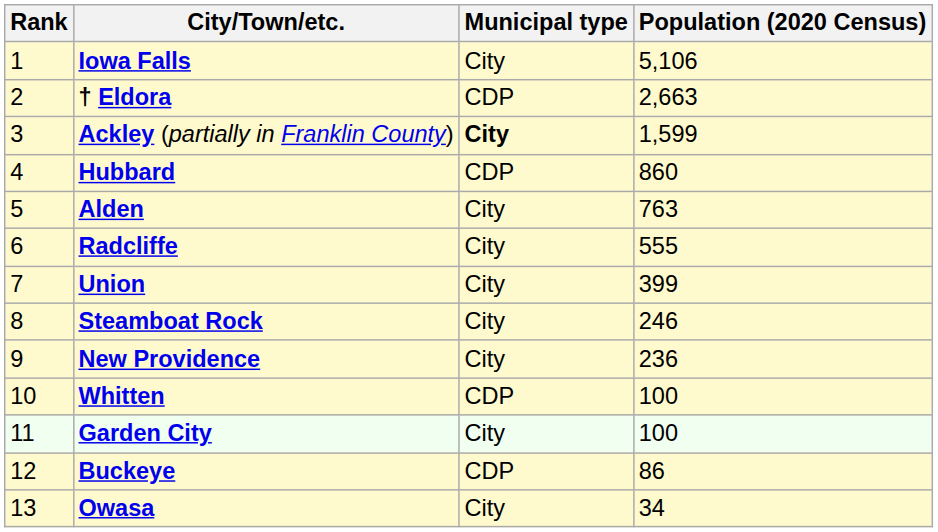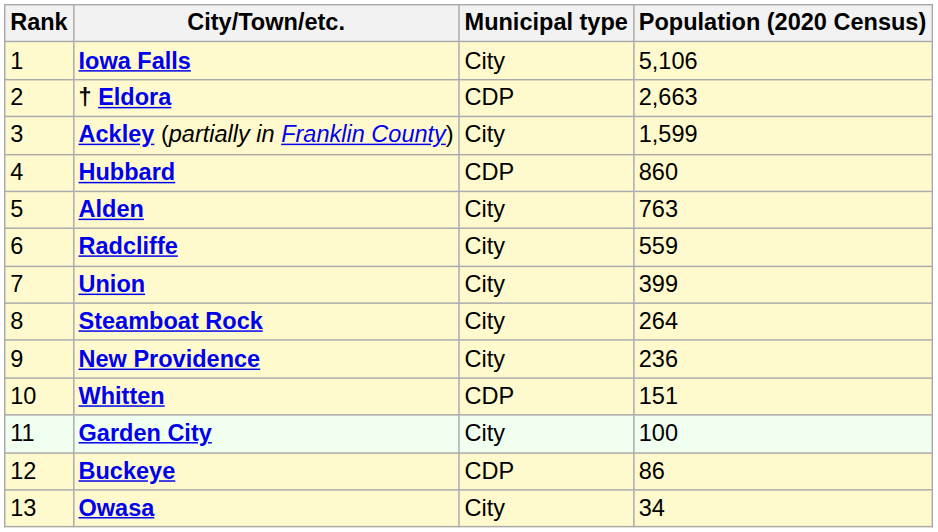(487, 135) bold -> (485, 135) normal
(658, 246) 555 -> (658, 246) 559
(658, 321) 246 -> (658, 321) 264
(658, 396) 100 -> (658, 396) 151
